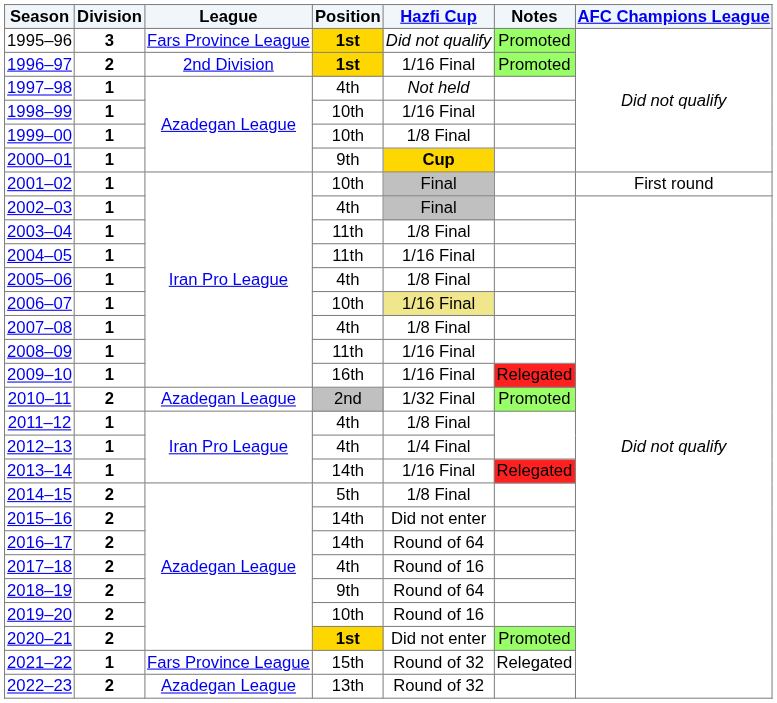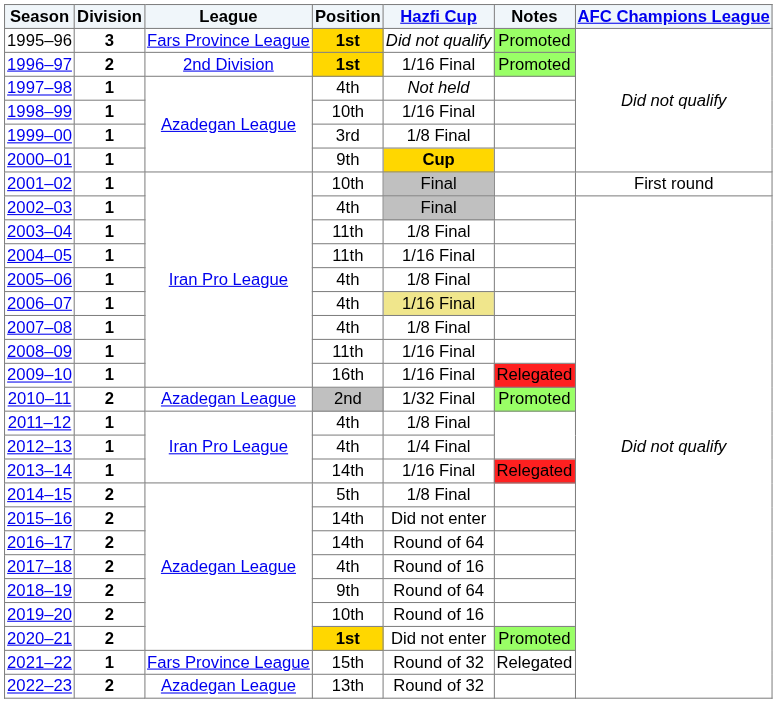(348, 136) 10th -> (348, 136) 3rd
(348, 303) 10th -> (348, 303) 4th
